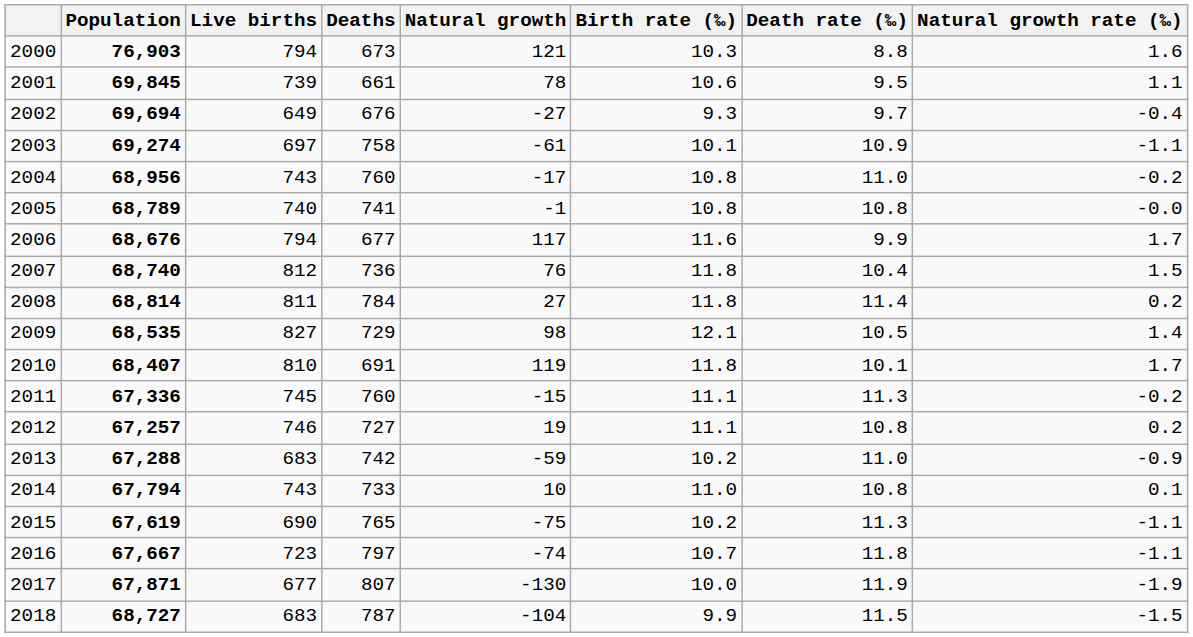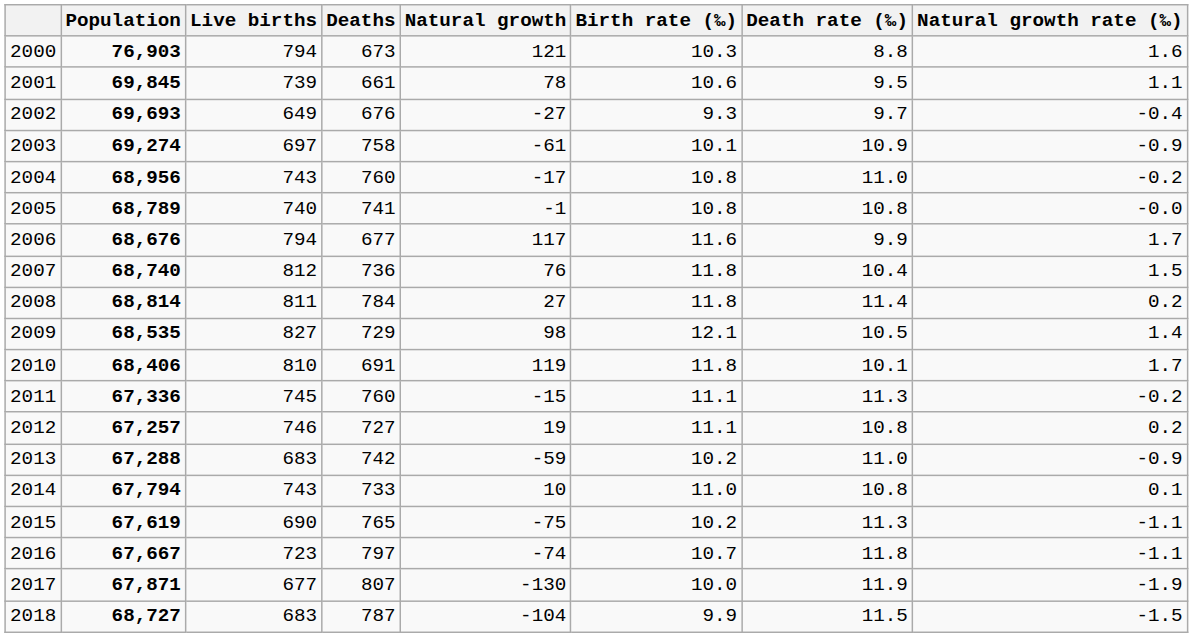(146, 114) 69,694 -> (146, 114) 69,693
(1160, 146) -1.1 -> (1160, 146) -0.9
(146, 365) 68,407 -> (146, 365) 68,406
